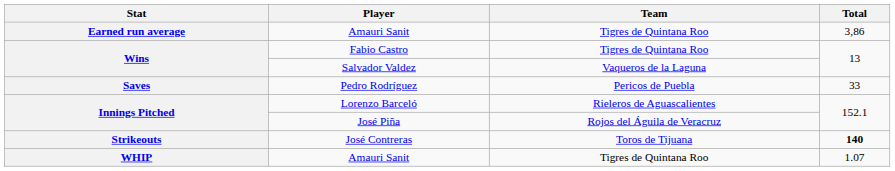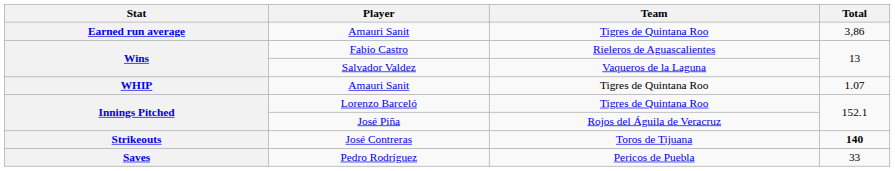(654, 49) Tigres de Quintana Roo -> (654, 49) Rieleros de Aguascalientes
rows swapped: (137, 85) <-> (137, 157)
(654, 103) Rieleros de Aguascalientes -> (654, 103) Tigres de Quintana Roo
